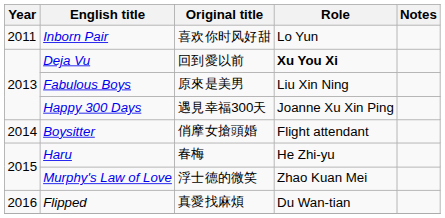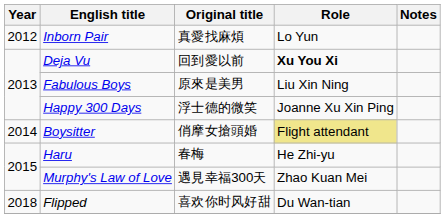(22, 37) 2011 -> (22, 37) 2012
(225, 36) 喜欢你时风好甜 -> (211, 36) 真愛找麻煩
(222, 107) 遇見幸福300天 -> (218, 107) 浮士德的微笑
(323, 131) no background -> (323, 131) khaki background
(218, 178) 浮士德的微笑 -> (222, 178) 遇見幸福300天
(22, 202) 2016 -> (22, 202) 2018
(211, 201) 真愛找麻煩 -> (225, 201) 喜欢你时风好甜
